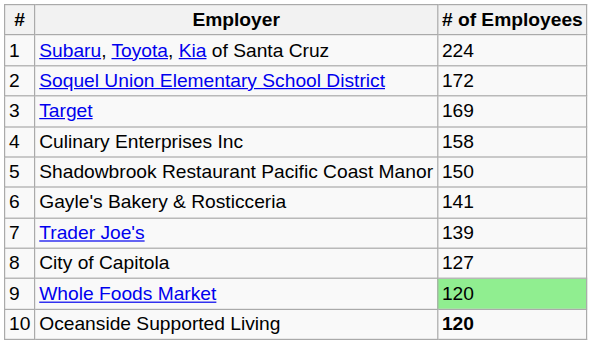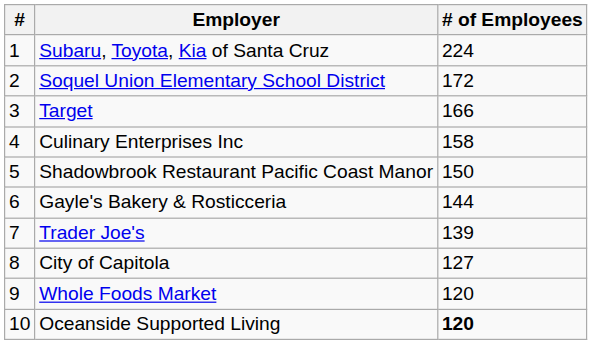(458, 111) 169 -> (458, 111) 166
(458, 202) 141 -> (458, 202) 144
(458, 293) lightgreen background -> (458, 293) no background
